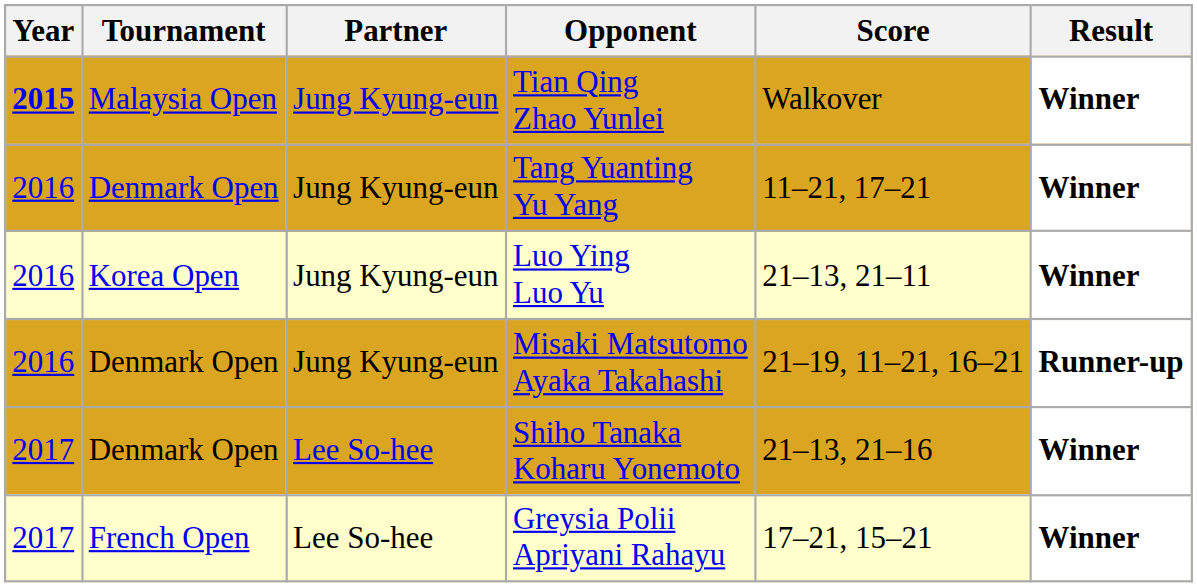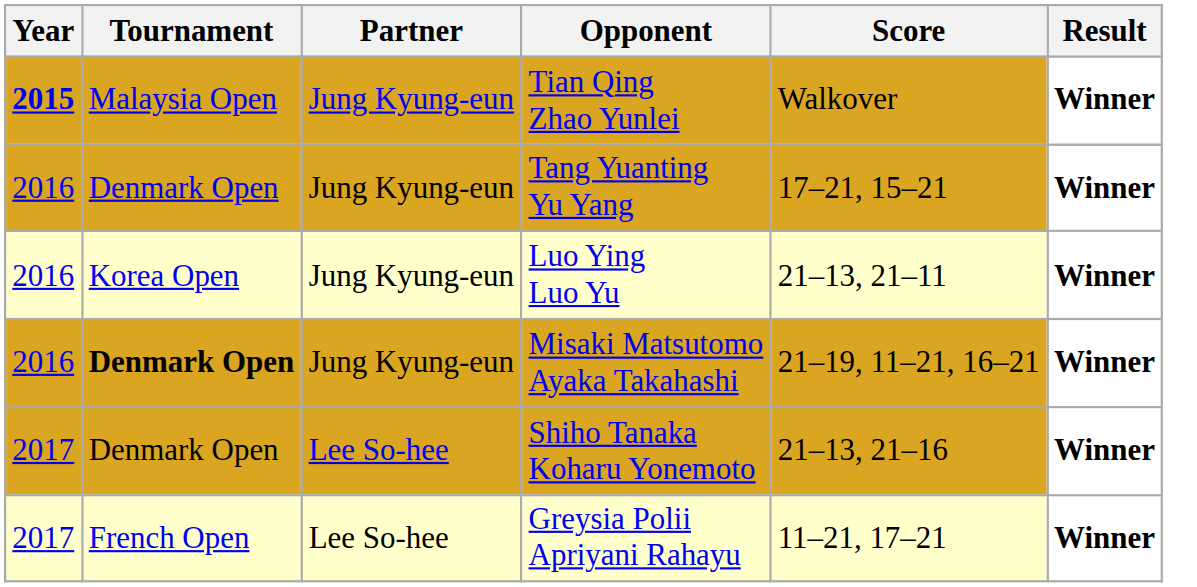(847, 187) 11–21, 17–21 -> (863, 187) 17–21, 15–21
(184, 362) normal -> (191, 362) bold
(1111, 362) Runner-up -> (1105, 362) Winner
(847, 537) 17–21, 15–21 -> (862, 537) 11–21, 17–21
